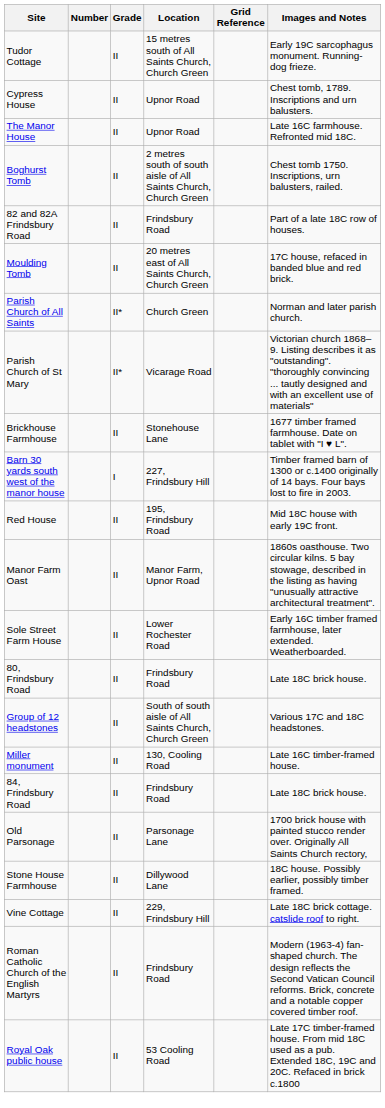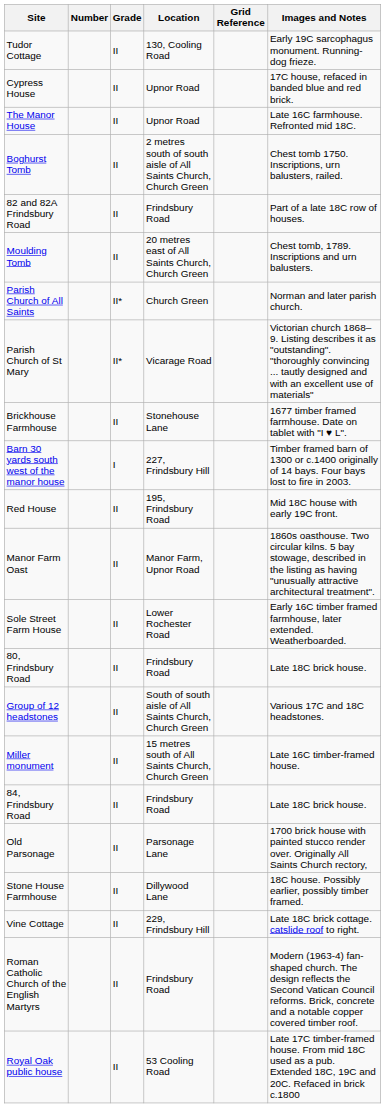(179, 55) 15 metres south of All Saints Church, Church Green -> (174, 50) 130, Cooling Road
(313, 99) Chest tomb, 1789. Inscriptions and urn balusters. -> (318, 88) 17C house, refaced in banded blue and red brick.
(318, 268) 17C house, refaced in banded blue and red brick. -> (313, 257) Chest tomb, 1789. Inscriptions and urn balusters.
(174, 760) 130, Cooling Road -> (179, 760) 15 metres south of All Saints Church, Church Green
